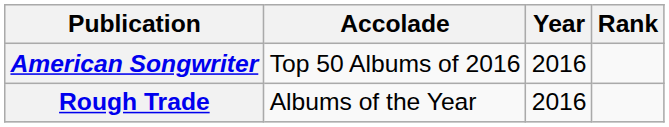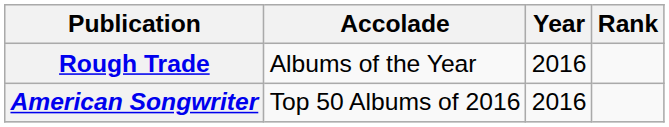rows swapped: (134, 63) <-> (134, 102)
